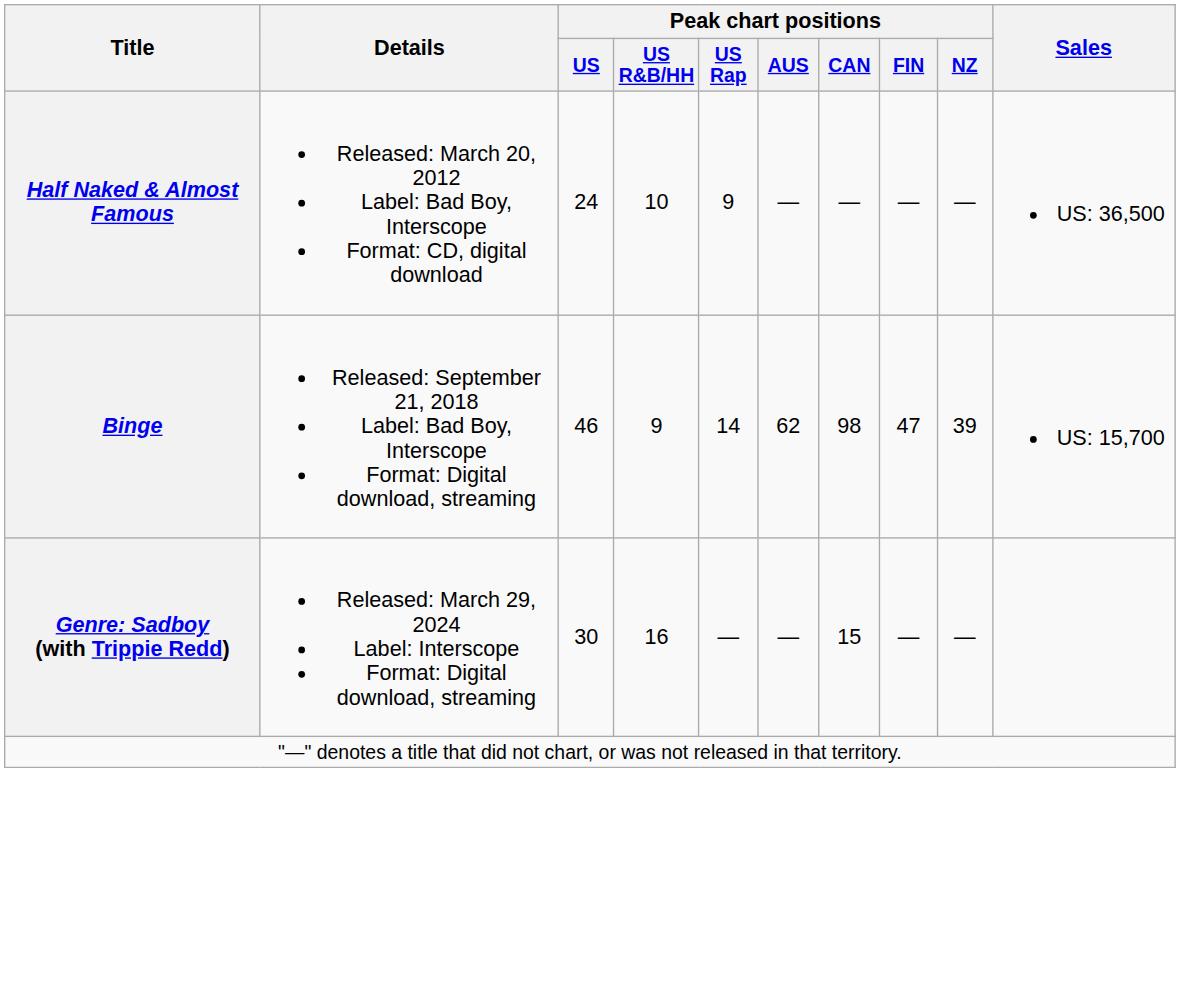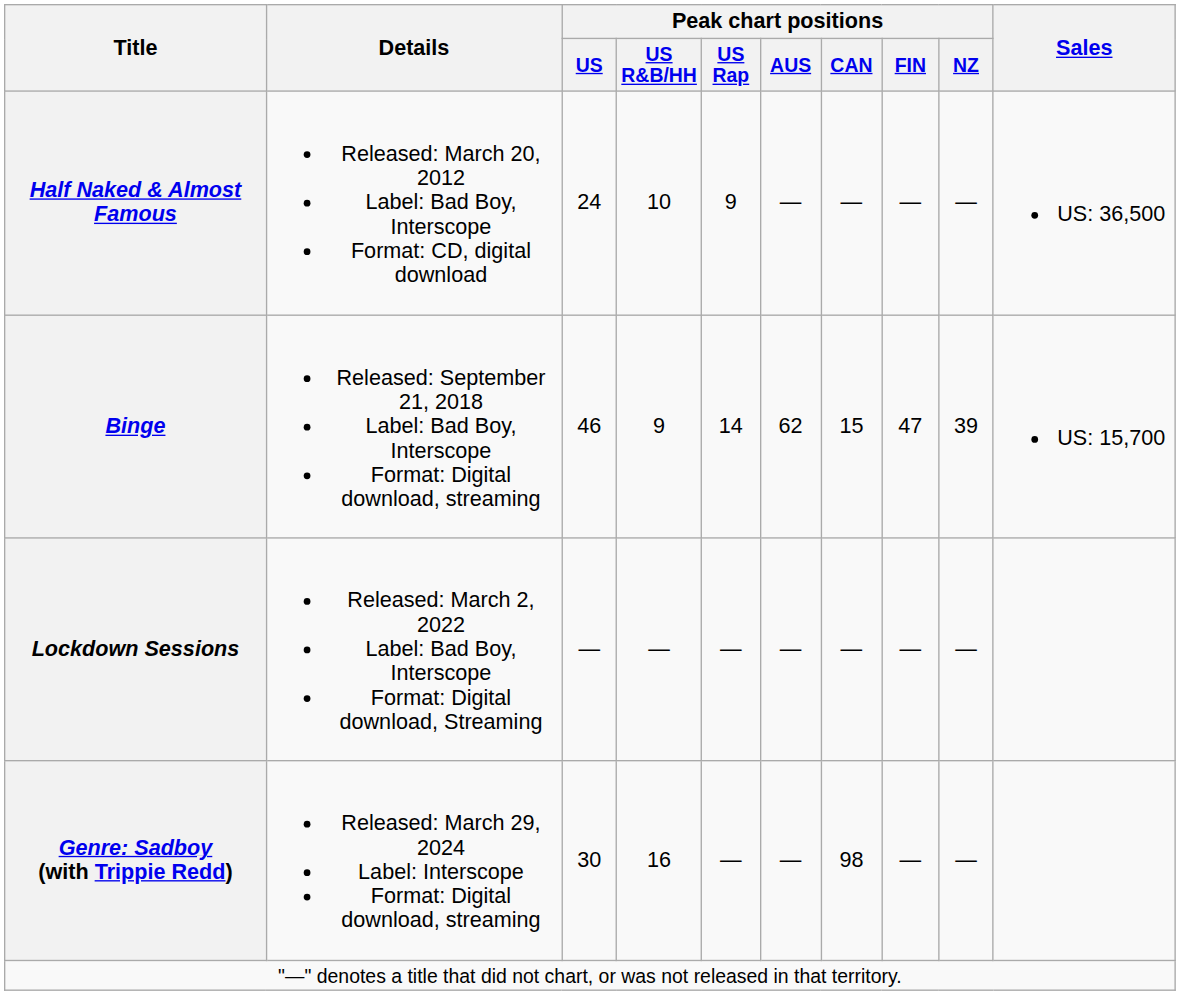(849, 425) 98 -> (851, 425) 15
+ row: (135, 649)
(849, 637) 15 -> (851, 860) 98
